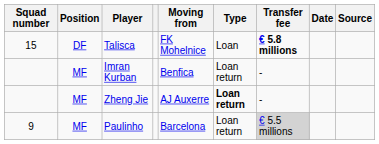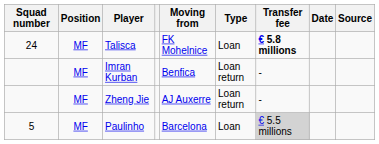(31, 45) 15 -> (31, 45) 24
(80, 45) DF -> (81, 45) MF
(230, 99) bold -> (231, 99) normal
(31, 126) 9 -> (31, 126) 5
(229, 126) Loan return -> (229, 126) Loan
